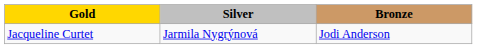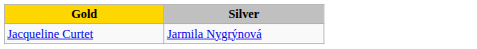- column: (394, 14)
